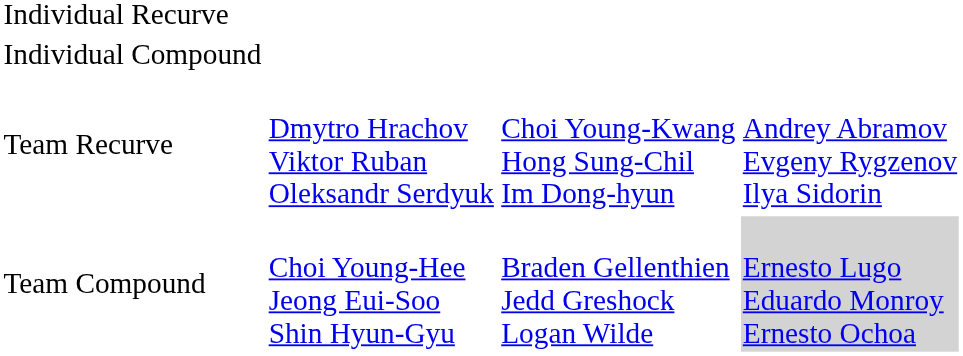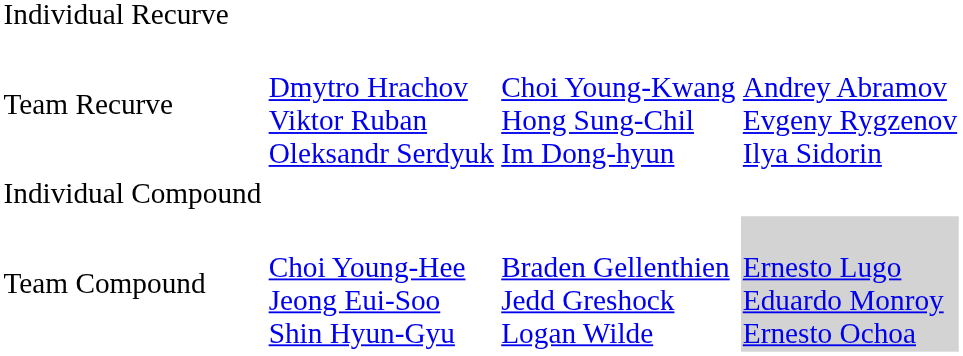rows swapped: (88, 144) <-> (132, 54)
